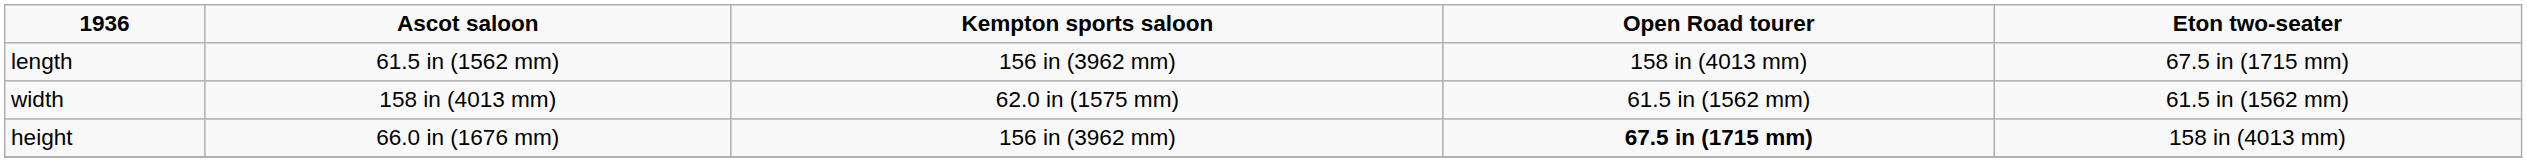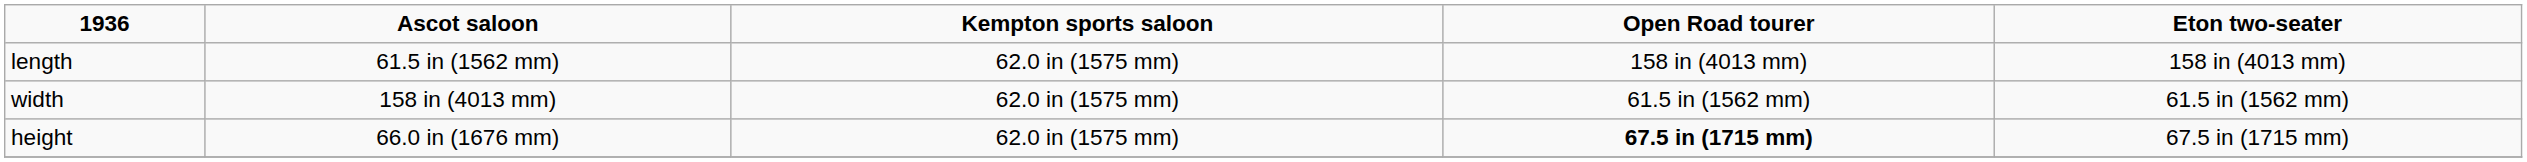(1087, 61) 156 in (3962 mm) -> (1087, 61) 62.0 in (1575 mm)
(2257, 61) 67.5 in (1715 mm) -> (2257, 61) 158 in (4013 mm)
(1087, 137) 156 in (3962 mm) -> (1087, 137) 62.0 in (1575 mm)
(2257, 137) 158 in (4013 mm) -> (2257, 137) 67.5 in (1715 mm)
